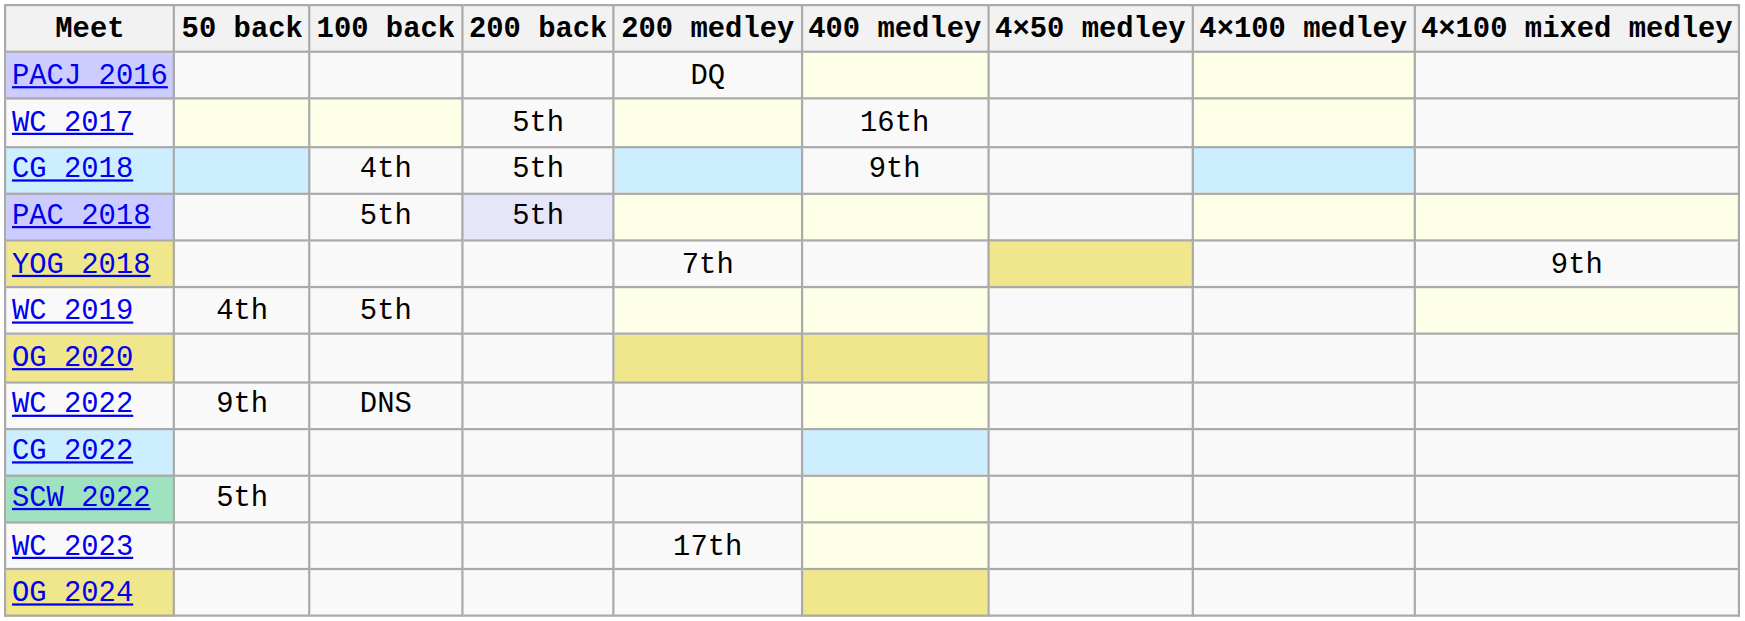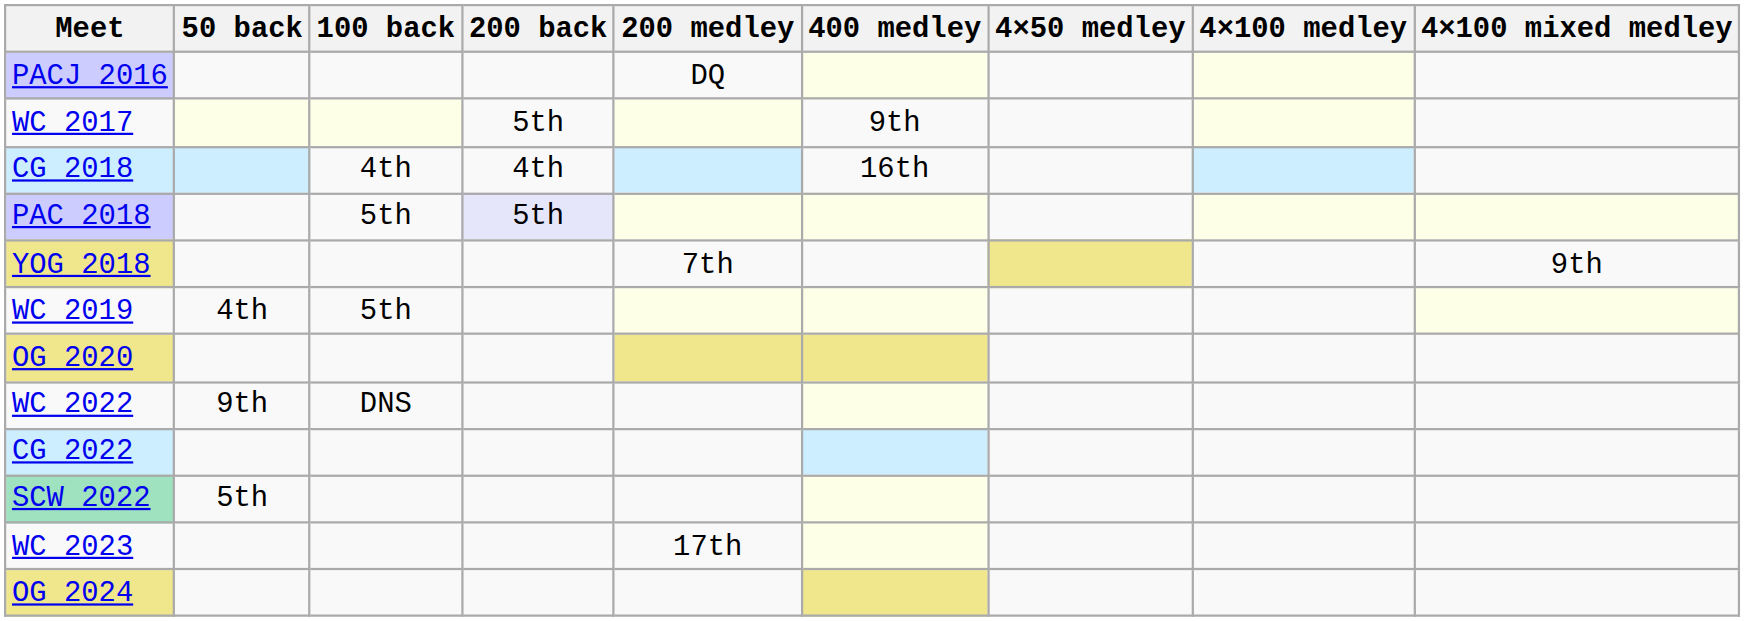(895, 123) 16th -> (895, 123) 9th
(538, 170) 5th -> (538, 170) 4th
(895, 170) 9th -> (895, 170) 16th
